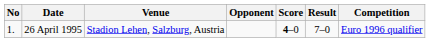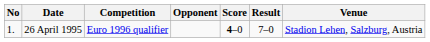columns swapped: (156, 12) <-> (382, 12)
